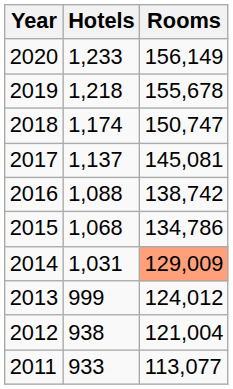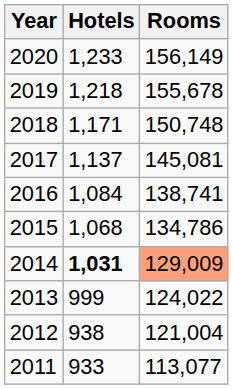(95, 125) 1,174 -> (95, 125) 1,171
(184, 125) 150,747 -> (184, 125) 150,748
(95, 194) 1,088 -> (95, 194) 1,084
(184, 194) 138,742 -> (184, 194) 138,741
(95, 263) normal -> (95, 263) bold
(184, 297) 124,012 -> (184, 297) 124,022
